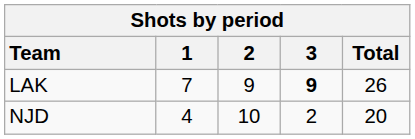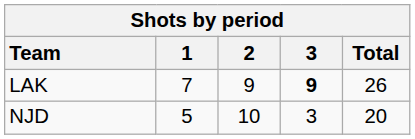(187, 117) 4 -> (187, 117) 5
(311, 117) 2 -> (311, 117) 3
